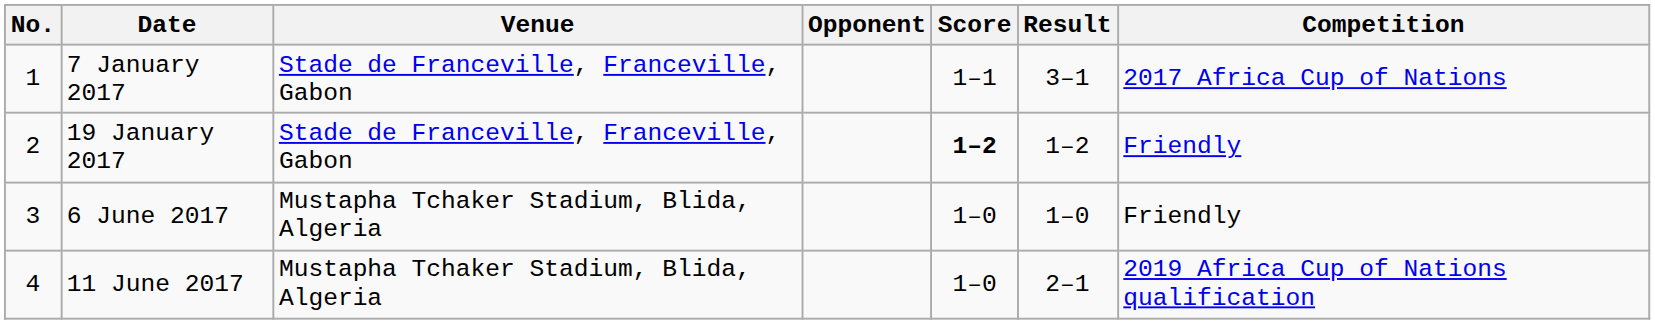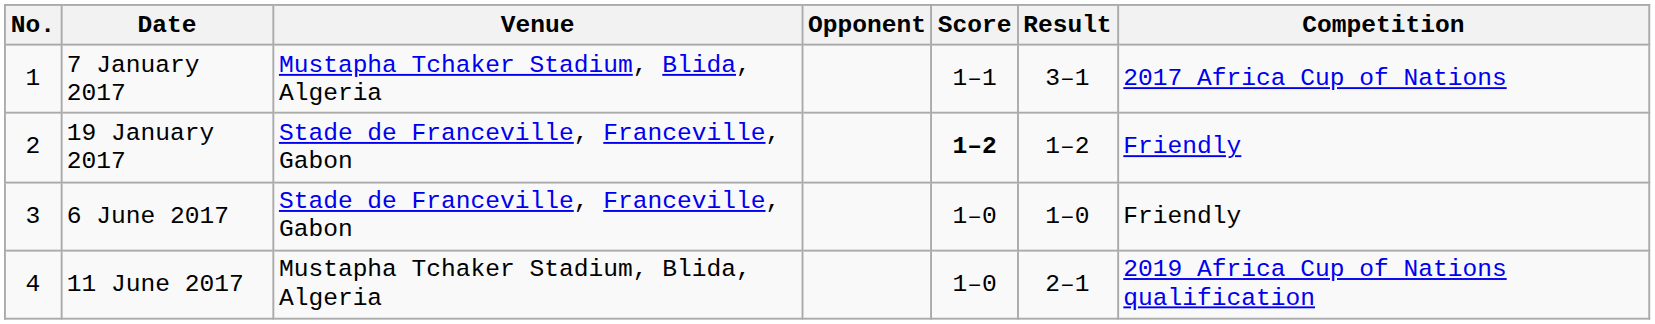(530, 79) Stade de Franceville, Franceville, Gabon -> (515, 79) Mustapha Tchaker Stadium, Blida, Algeria
(515, 216) Mustapha Tchaker Stadium, Blida, Algeria -> (530, 216) Stade de Franceville, Franceville, Gabon
